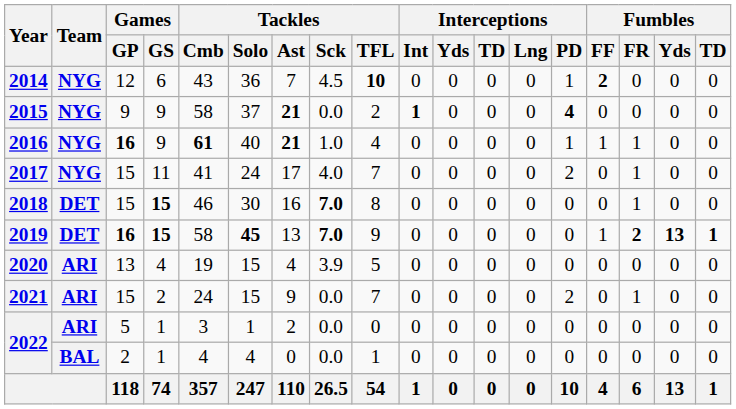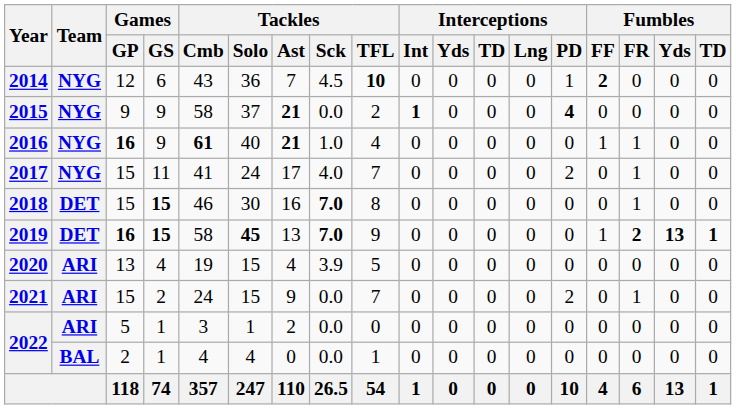(569, 142) 1 -> (569, 142) 0
